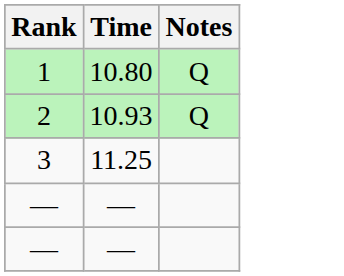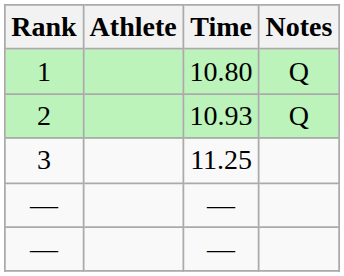+ column: (133, 26)
